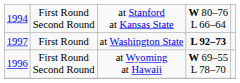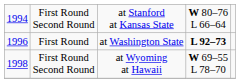(17, 41) 1997 -> (17, 41) 1996
(17, 64) 1996 -> (17, 64) 1998
